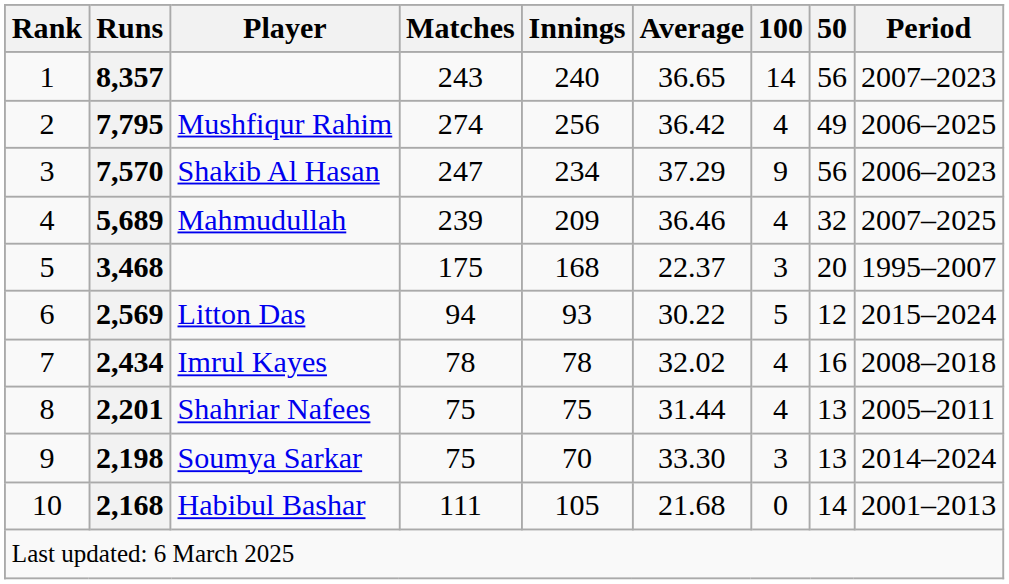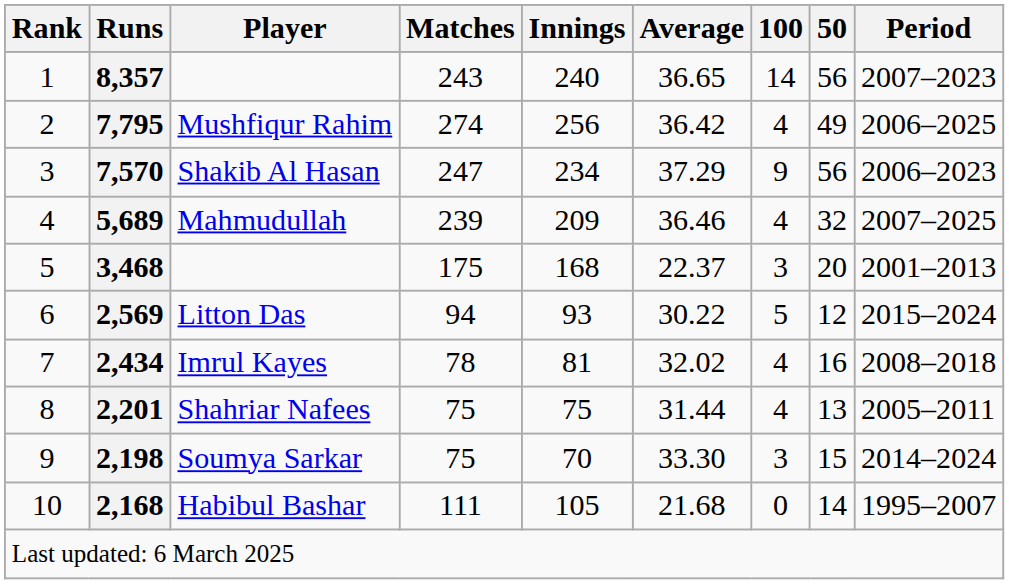(929, 266) 1995–2007 -> (929, 266) 2001–2013
(577, 362) 78 -> (577, 362) 81
(832, 457) 13 -> (832, 457) 15
(929, 505) 2001–2013 -> (929, 505) 1995–2007
